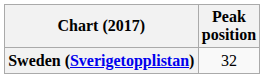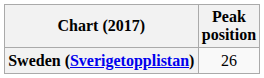(229, 60) 32 -> (229, 60) 26
